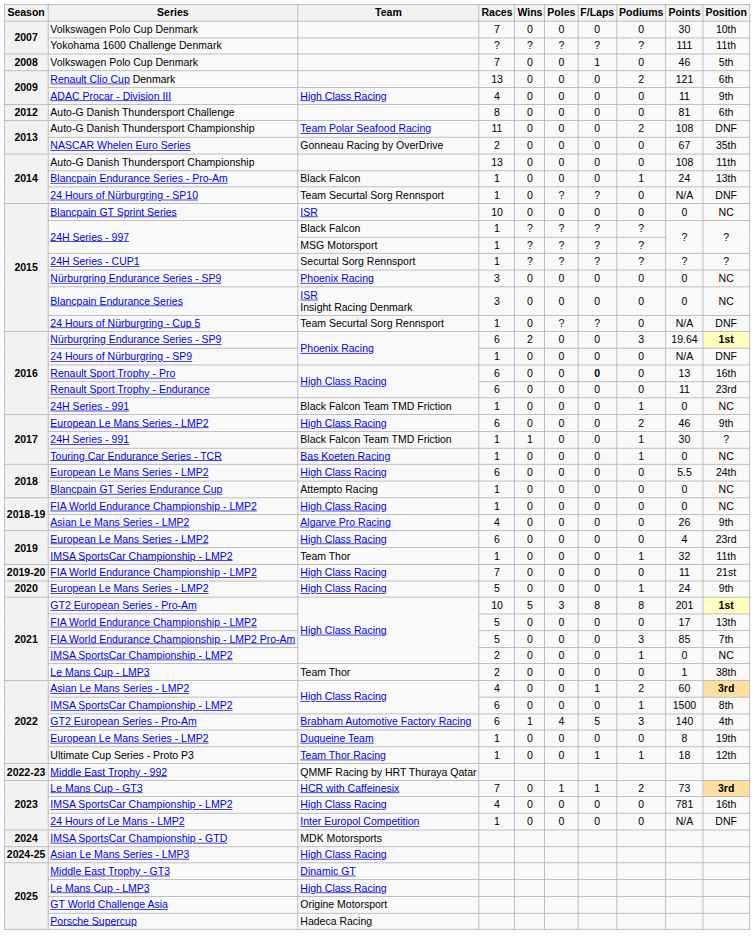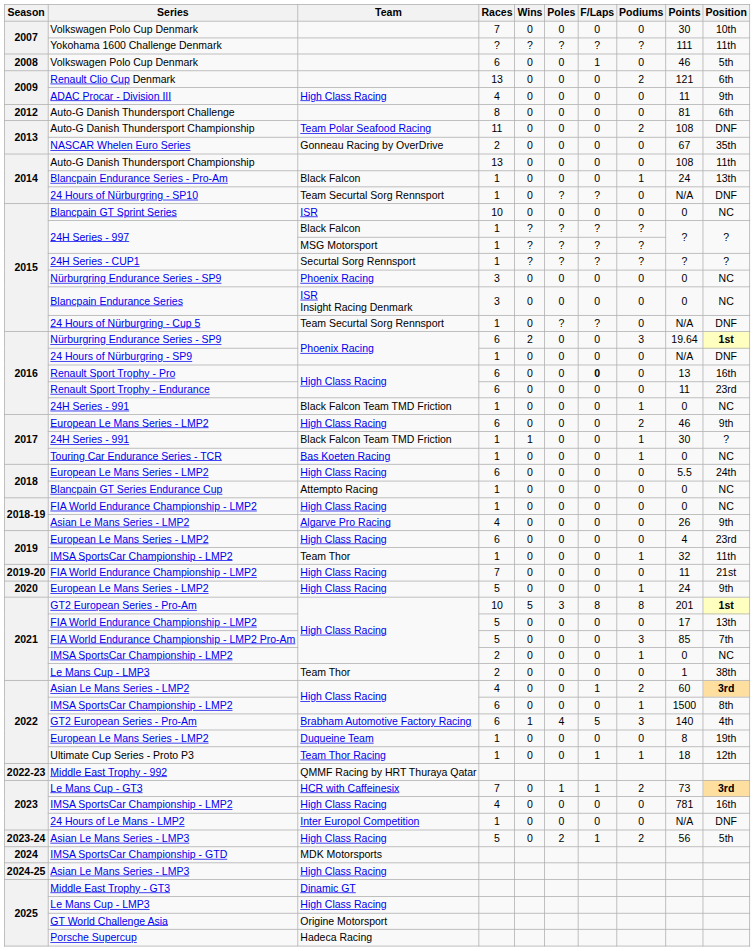(497, 63) 7 -> (497, 63) 6
+ row: (26, 839)
